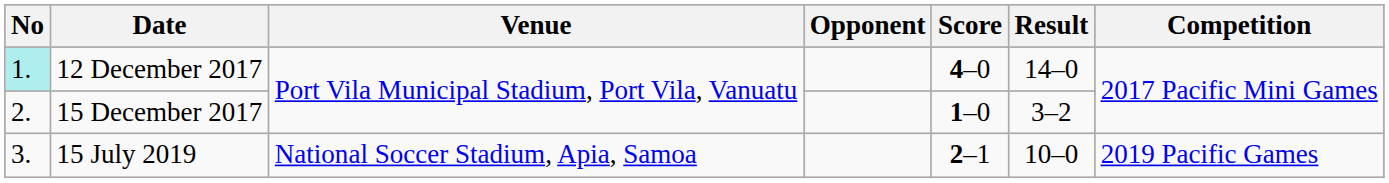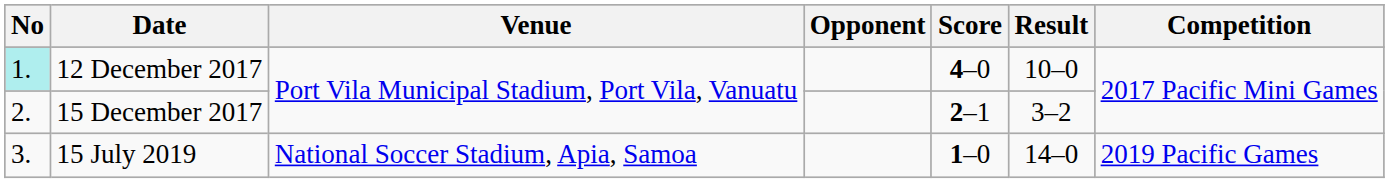(1051, 68) 14–0 -> (1051, 68) 10–0
(970, 111) 1–0 -> (970, 111) 2–1
(970, 154) 2–1 -> (970, 154) 1–0
(1051, 154) 10–0 -> (1051, 154) 14–0
